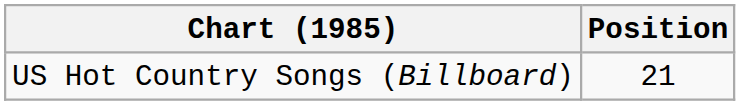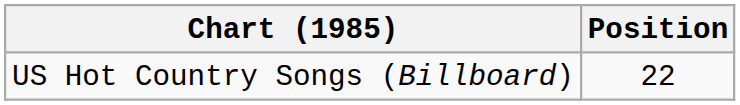(658, 77) 21 -> (658, 77) 22
